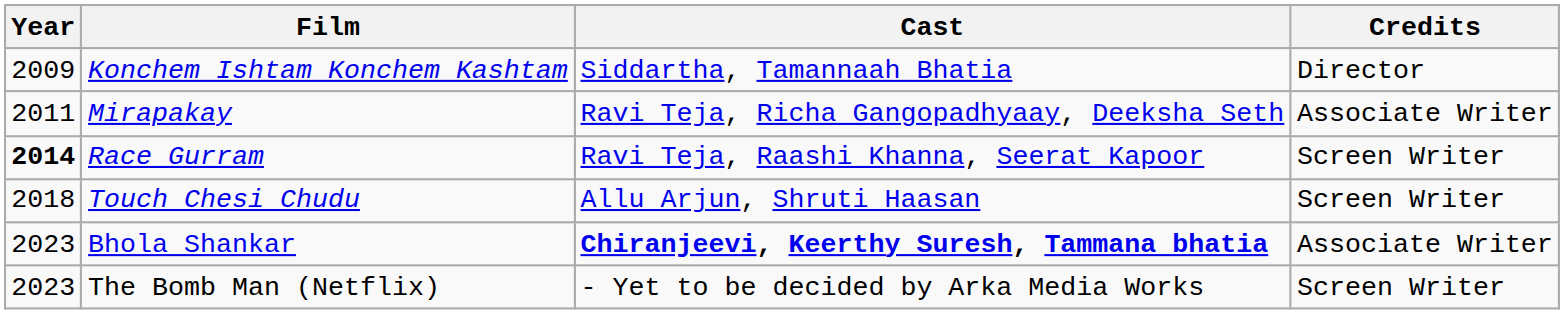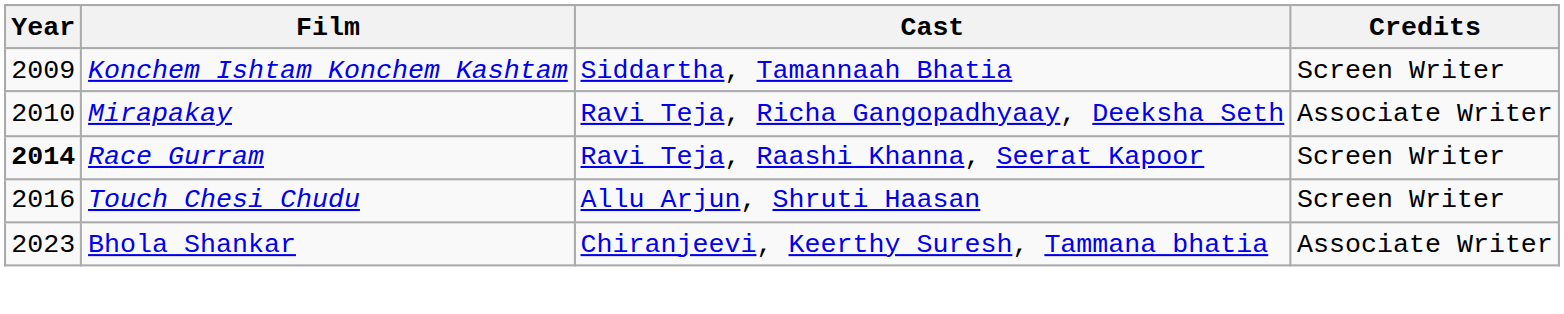(1361, 70) Director -> (1401, 70) Screen Writer
(43, 114) 2011 -> (43, 114) 2010
(43, 200) 2018 -> (43, 200) 2016
(924, 244) bold -> (924, 244) normal
- row: (264, 287)
